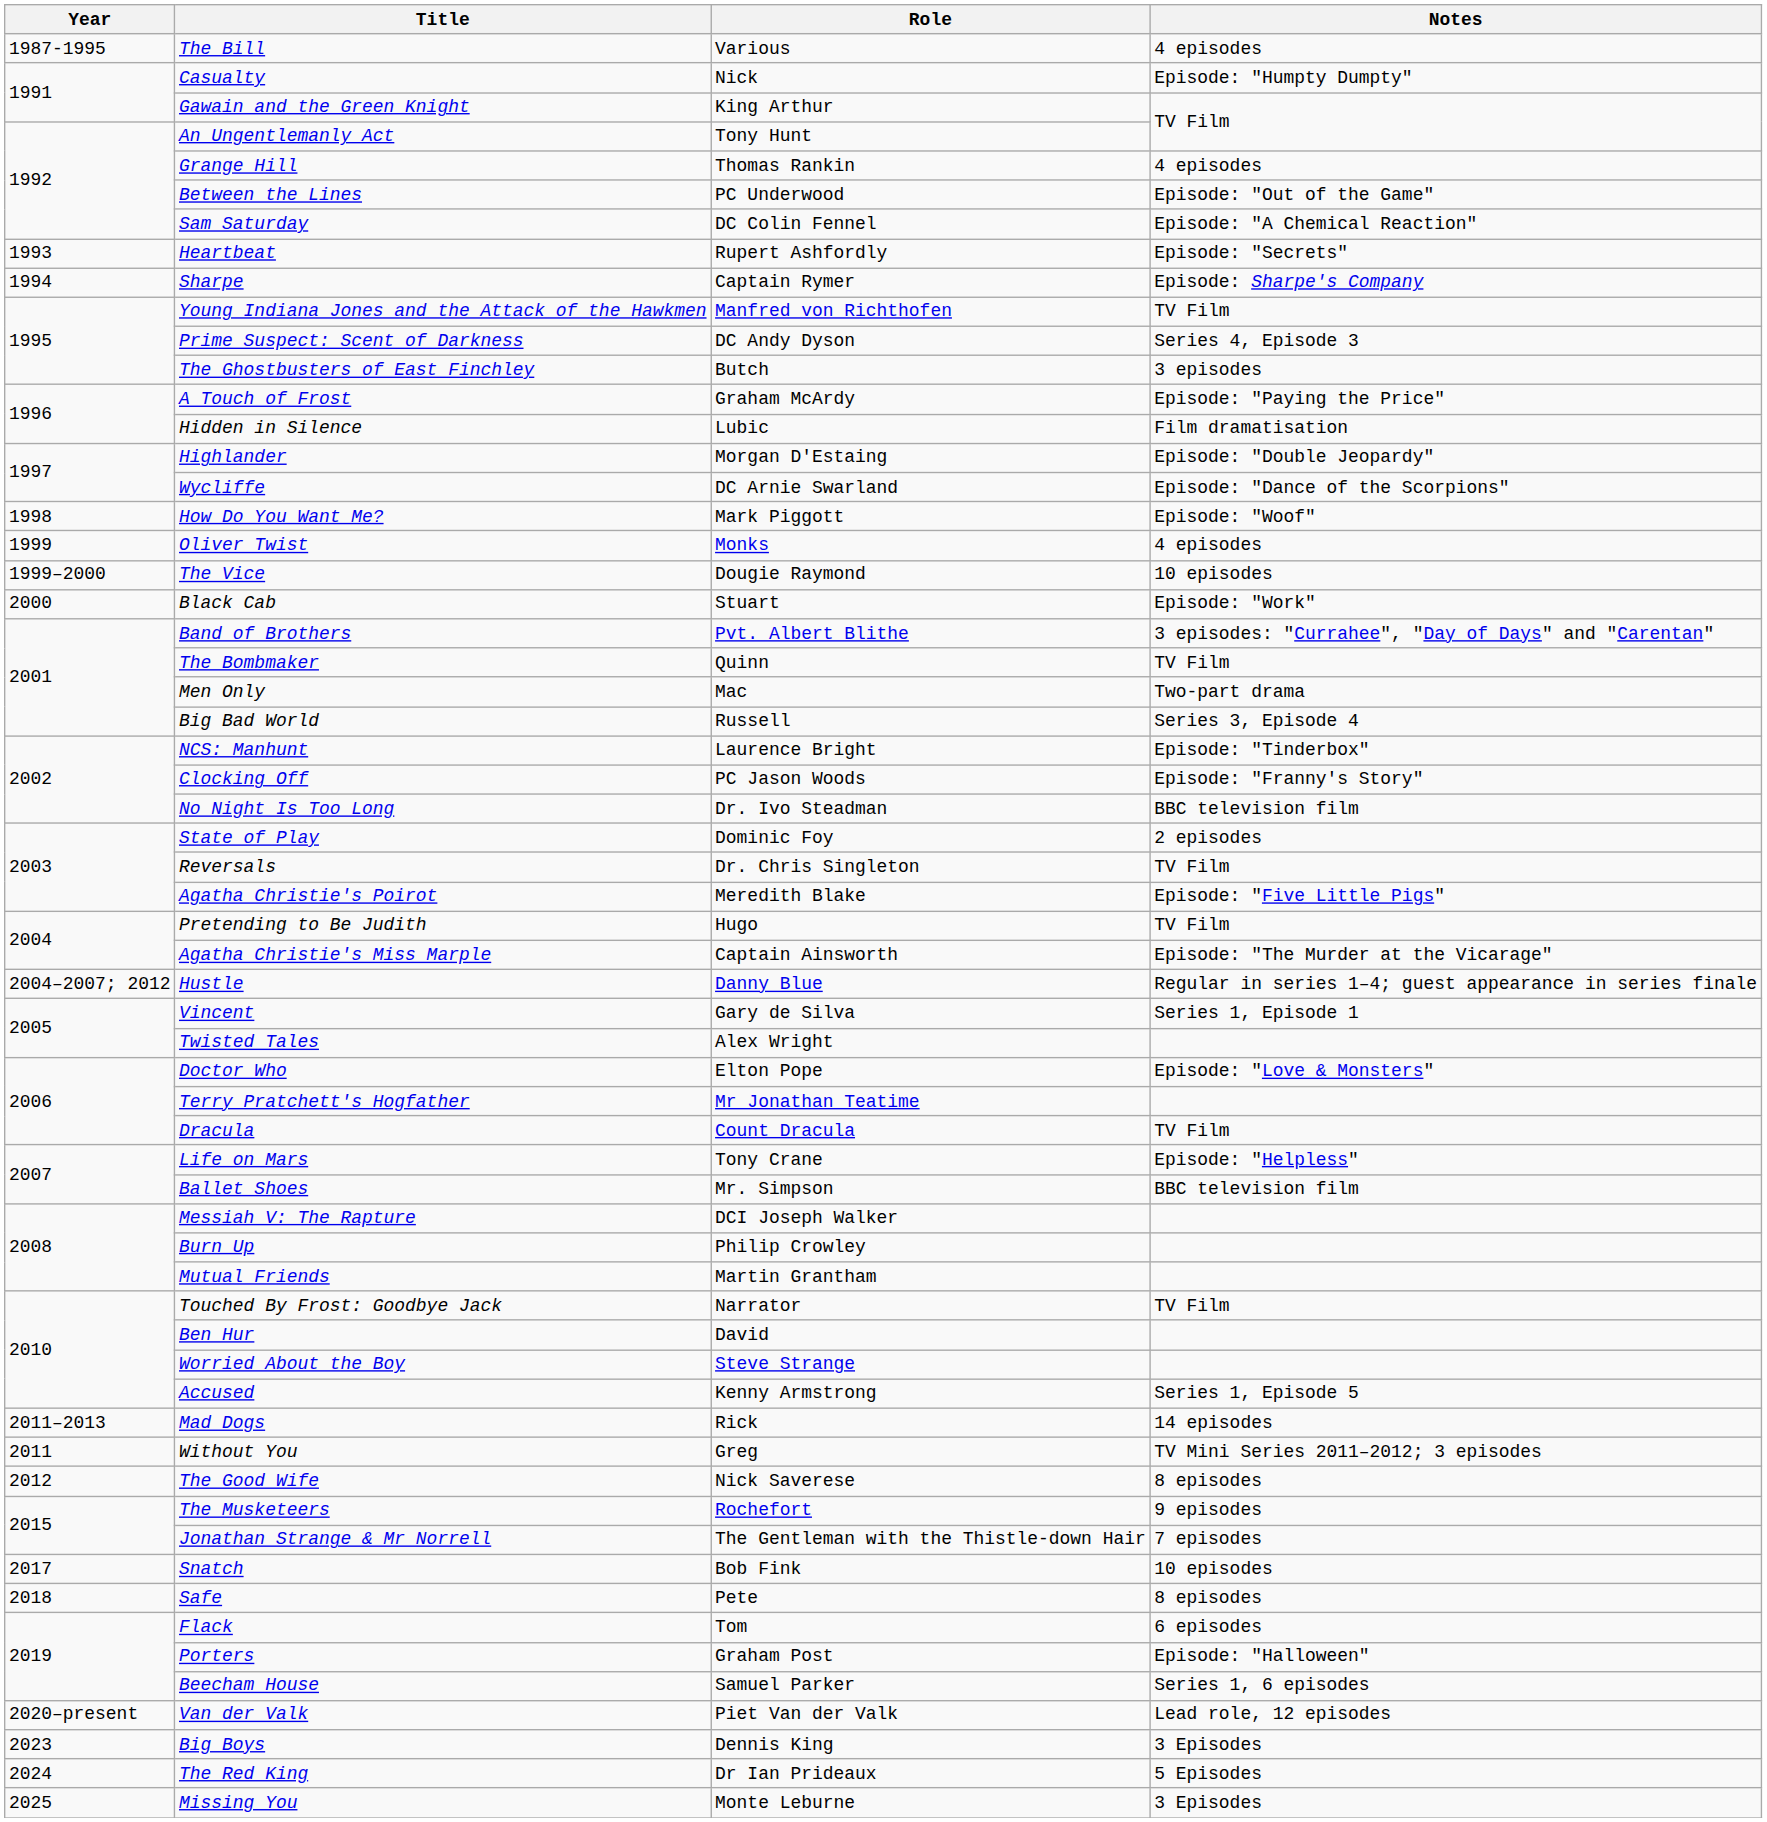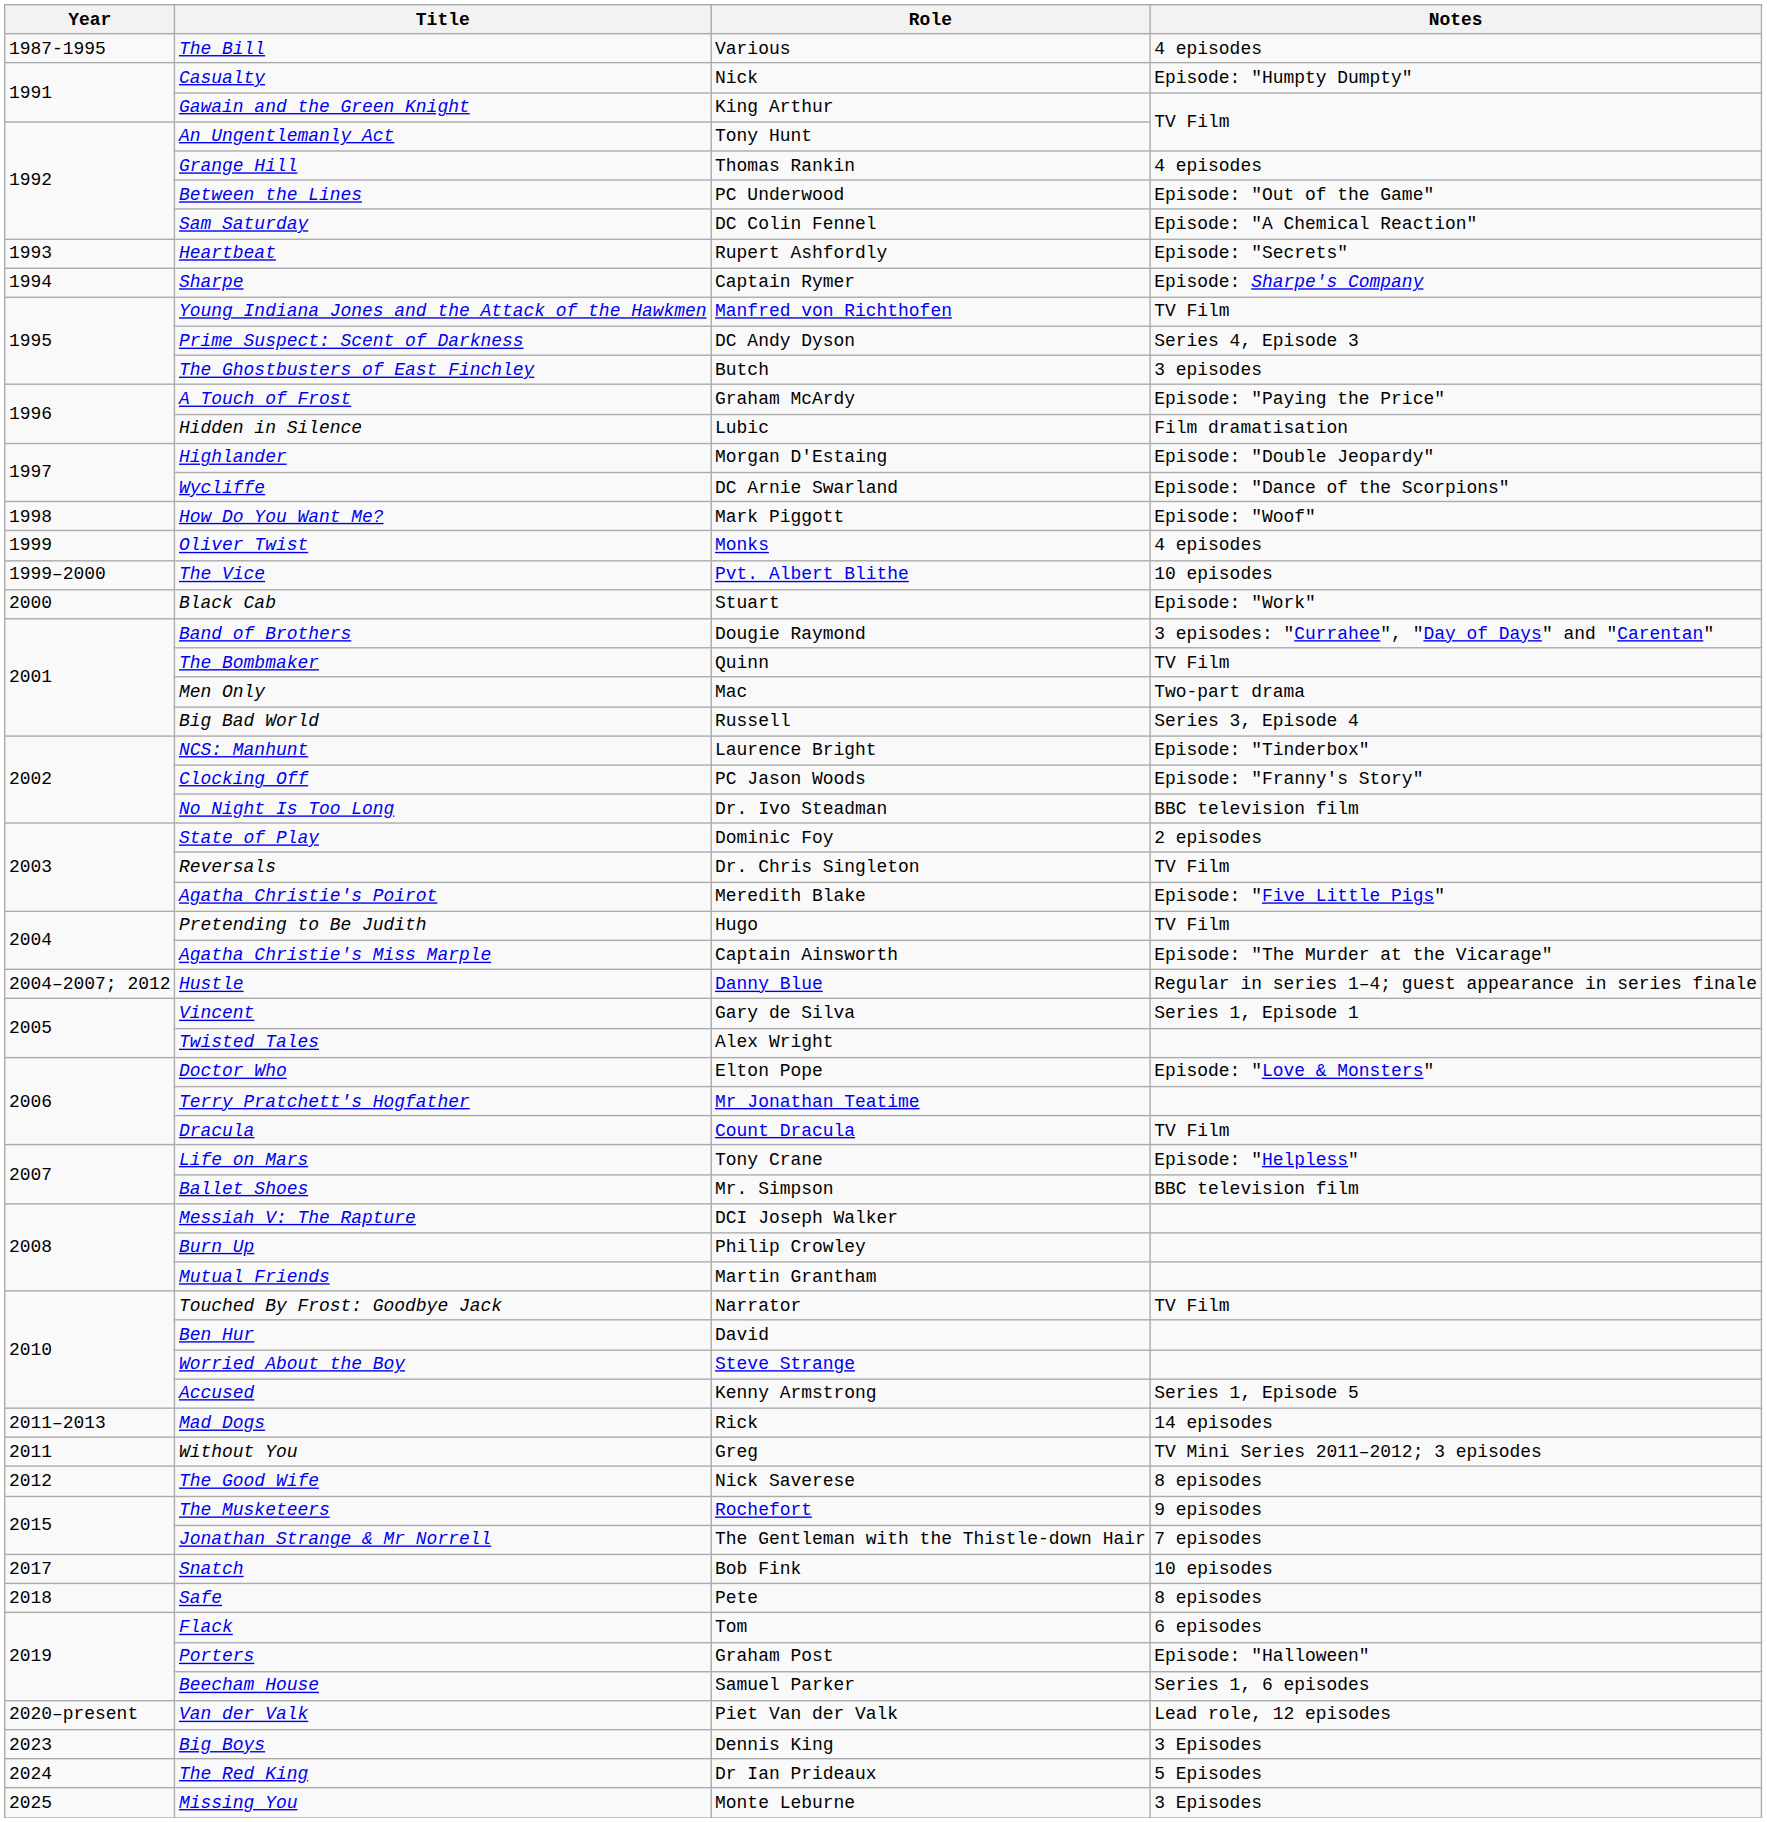(790, 575) Dougie Raymond -> (812, 575) Pvt. Albert Blithe
(812, 633) Pvt. Albert Blithe -> (790, 633) Dougie Raymond
